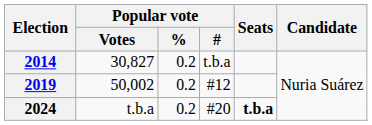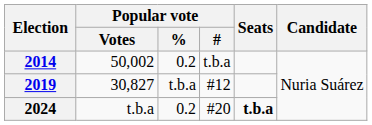(132, 62) 30,827 -> (132, 62) 50,002
(132, 85) 50,002 -> (132, 85) 30,827
(186, 85) 0.2 -> (182, 85) t.b.a
